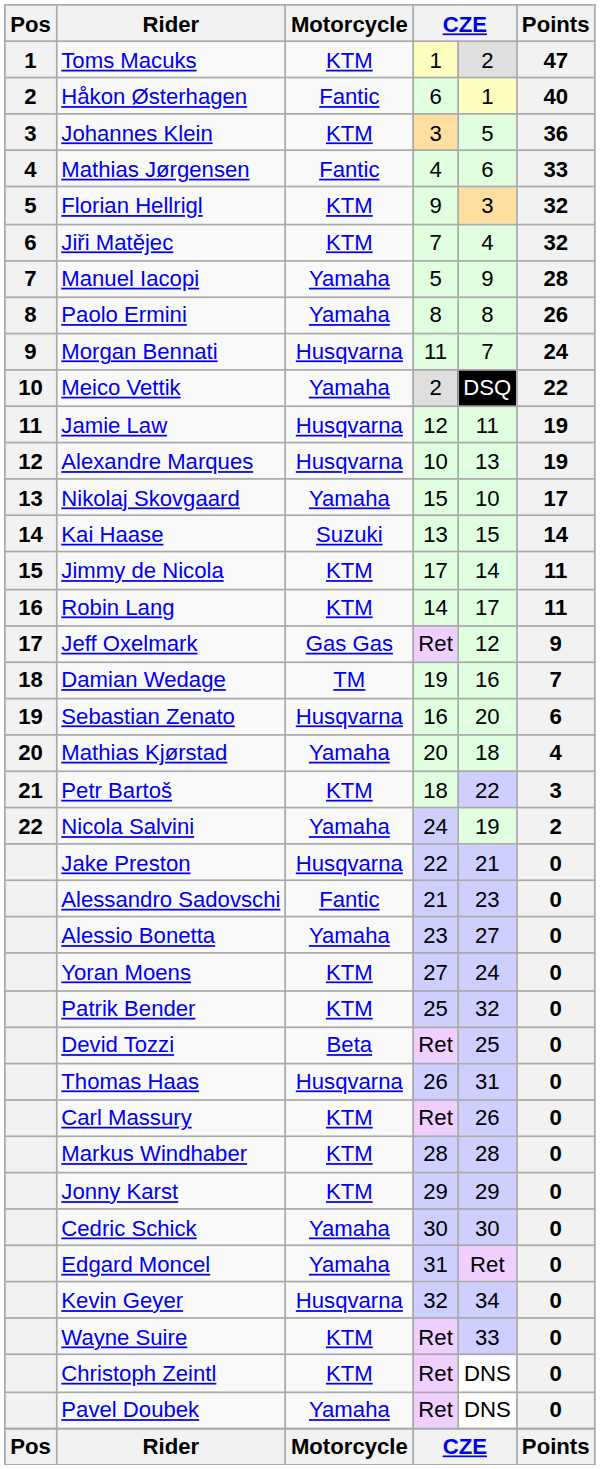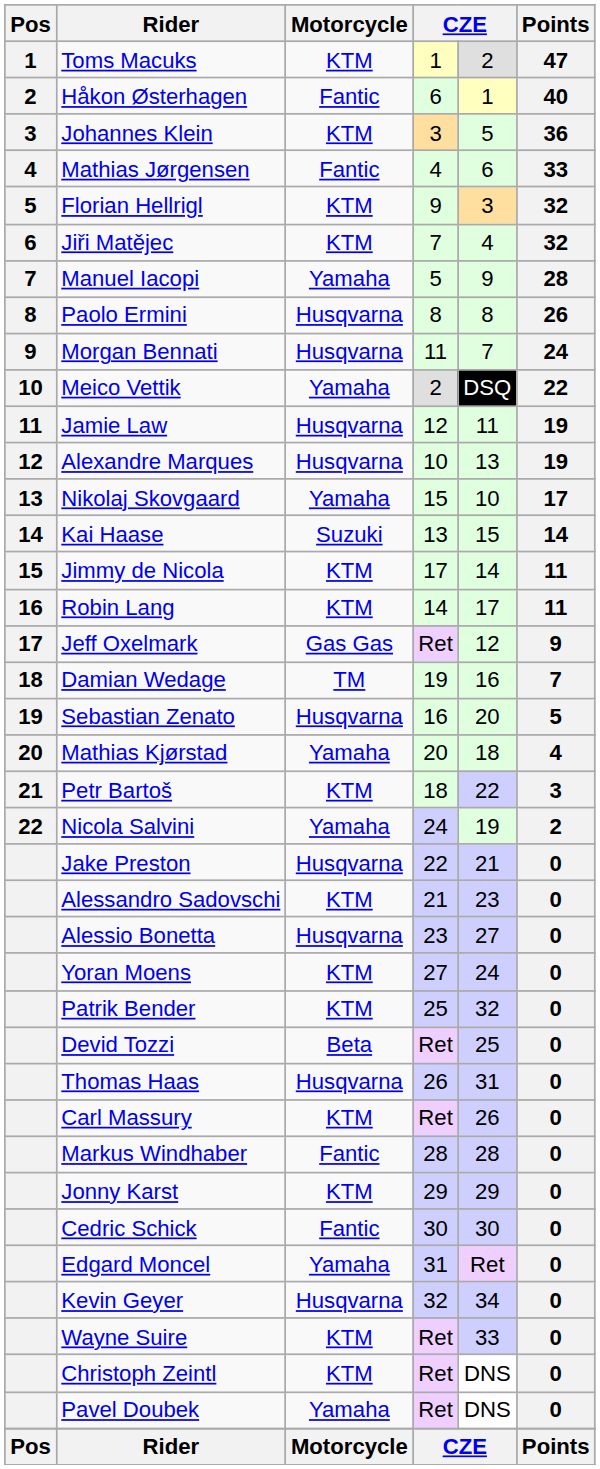(349, 315) Yamaha -> (349, 315) Husqvarna
(556, 716) 6 -> (556, 716) 5
(349, 899) Fantic -> (349, 899) KTM
(349, 935) Yamaha -> (349, 935) Husqvarna
(349, 1154) KTM -> (349, 1154) Fantic
(349, 1227) Yamaha -> (349, 1227) Fantic
